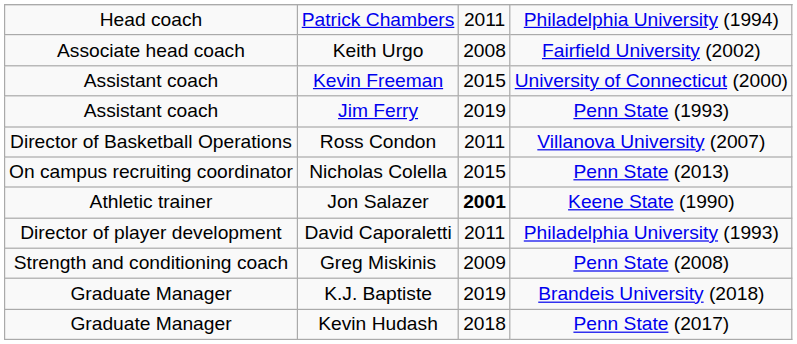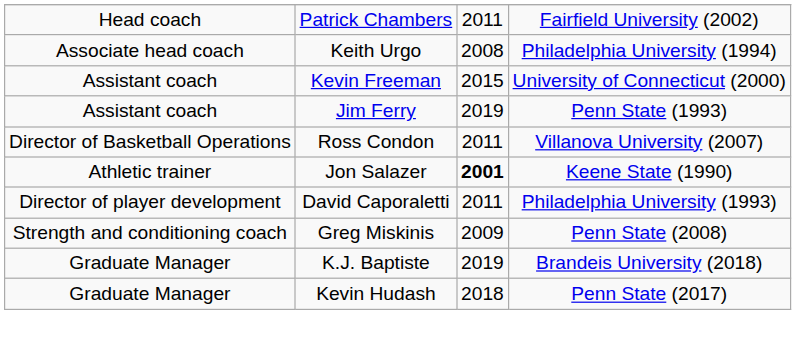(651, 19) Philadelphia University (1994) -> (649, 19) Fairfield University (2002)
(651, 50) Fairfield University (2002) -> (649, 50) Philadelphia University (1994)
- row: (378, 171)
